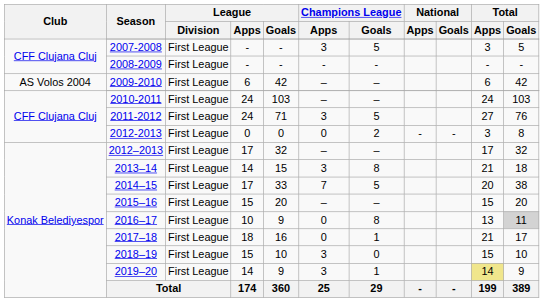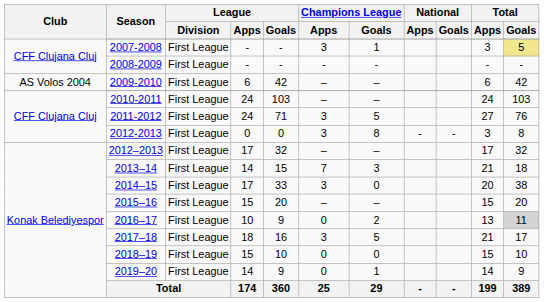(376, 47) 5 -> (376, 47) 1
(521, 47) no background -> (521, 47) khaki background
(324, 133) 0 -> (324, 133) 3
(376, 133) 2 -> (376, 133) 8
(324, 168) 3 -> (324, 168) 7
(376, 168) 8 -> (376, 168) 3
(324, 185) 7 -> (324, 185) 3
(376, 185) 5 -> (376, 185) 0
(376, 220) 8 -> (376, 220) 2
(324, 237) 0 -> (324, 237) 3
(376, 237) 1 -> (376, 237) 5
(324, 254) 3 -> (324, 254) 0
(324, 271) 3 -> (324, 271) 0
(488, 271) khaki background -> (488, 271) no background
